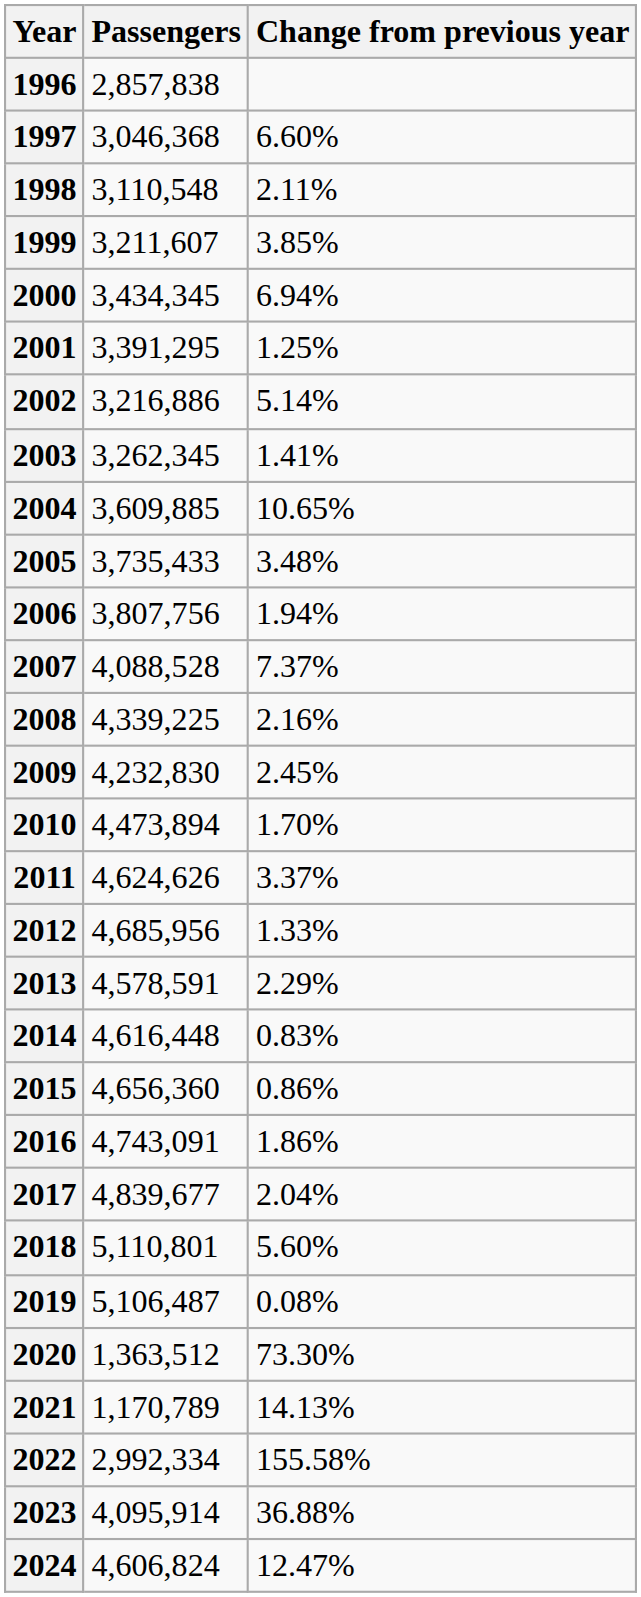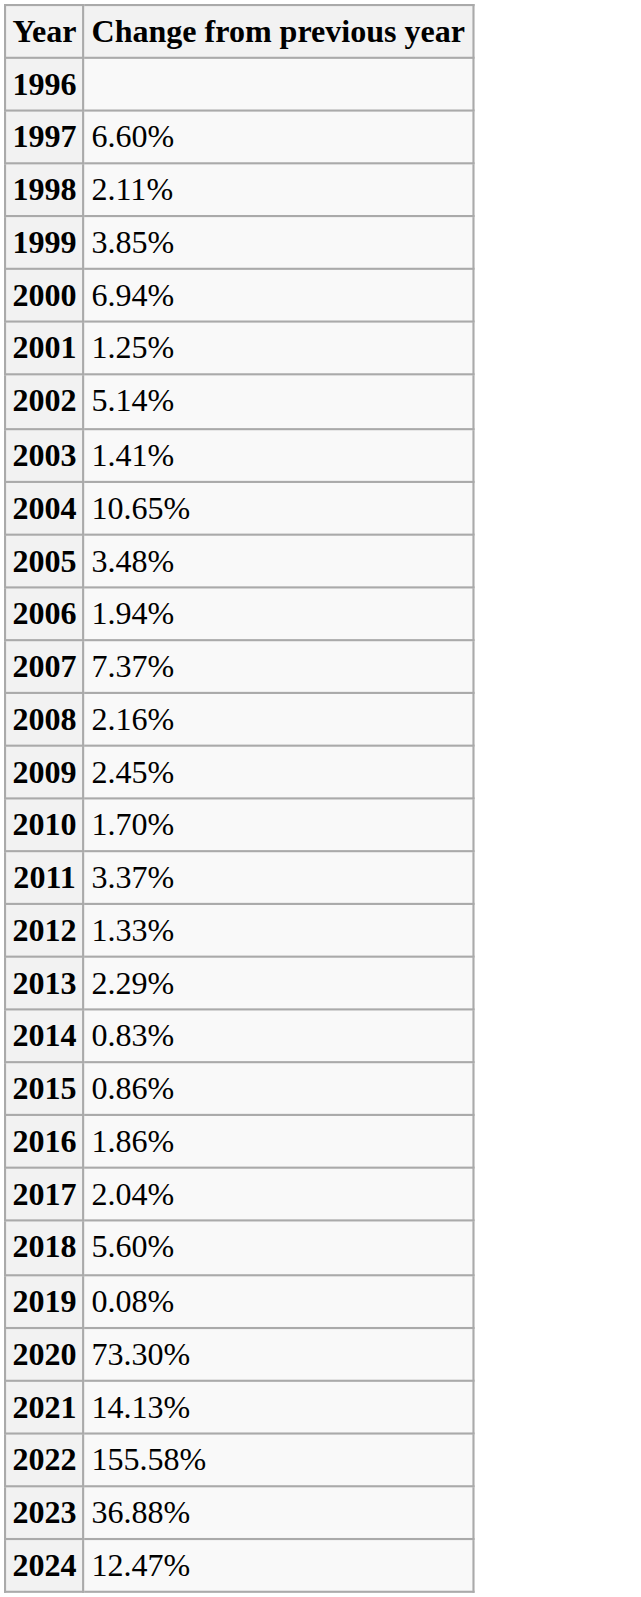- column: (166, 31)
